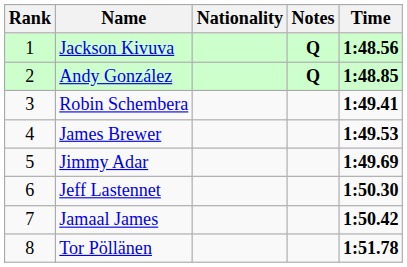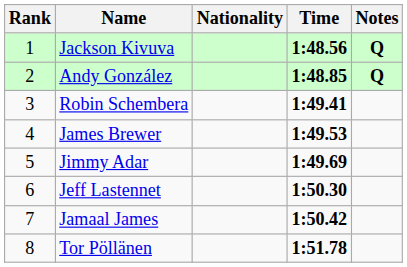columns swapped: (371, 18) <-> (313, 18)
